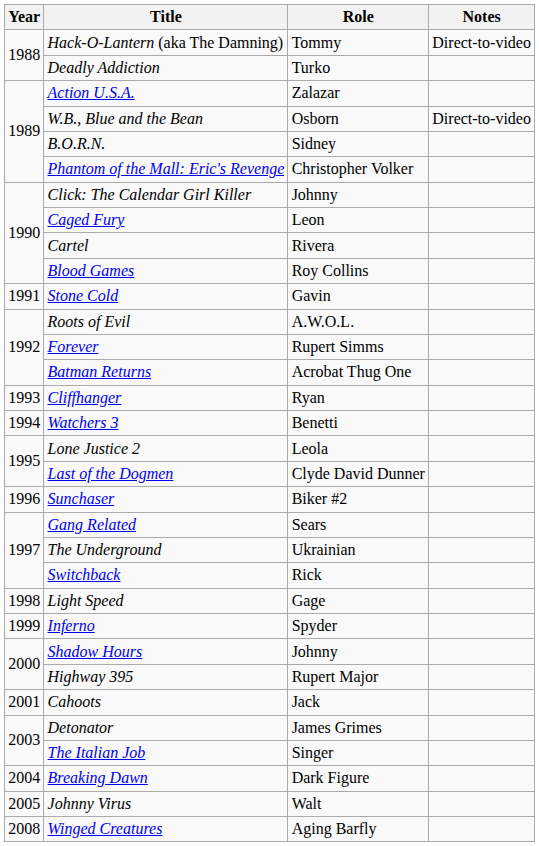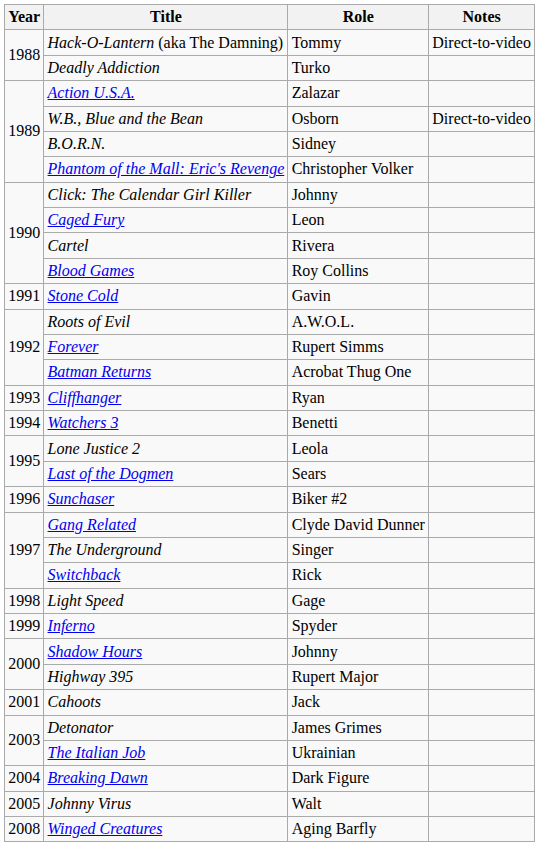(358, 473) Clyde David Dunner -> (309, 473) Sears
(309, 524) Sears -> (358, 524) Clyde David Dunner
(324, 550) Ukrainian -> (313, 550) Singer
(313, 753) Singer -> (324, 753) Ukrainian
